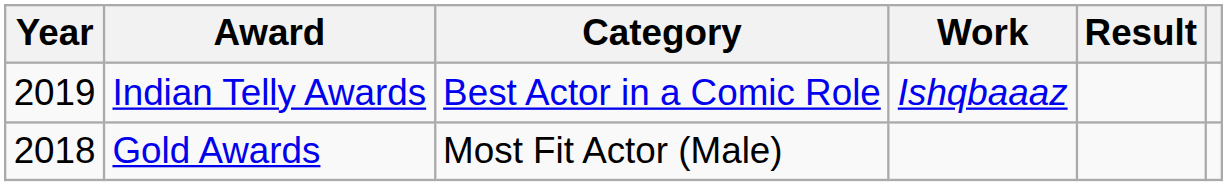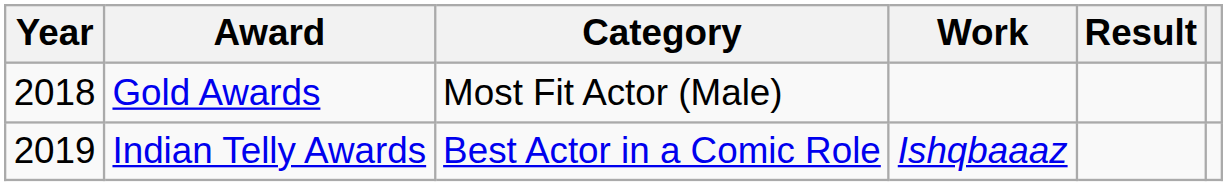rows swapped: (216, 150) <-> (269, 92)
